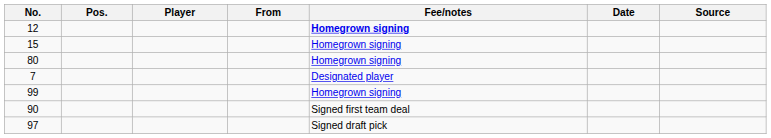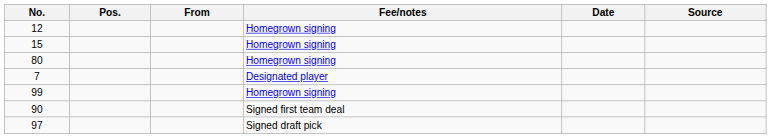- column: (180, 13)
(360, 29) bold -> (291, 29) normal
